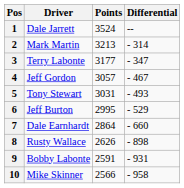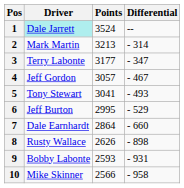(50, 28) no background -> (50, 28) paleturquoise background
(105, 93) 3031 -> (105, 93) 3041
(105, 158) 2591 -> (105, 158) 2593
